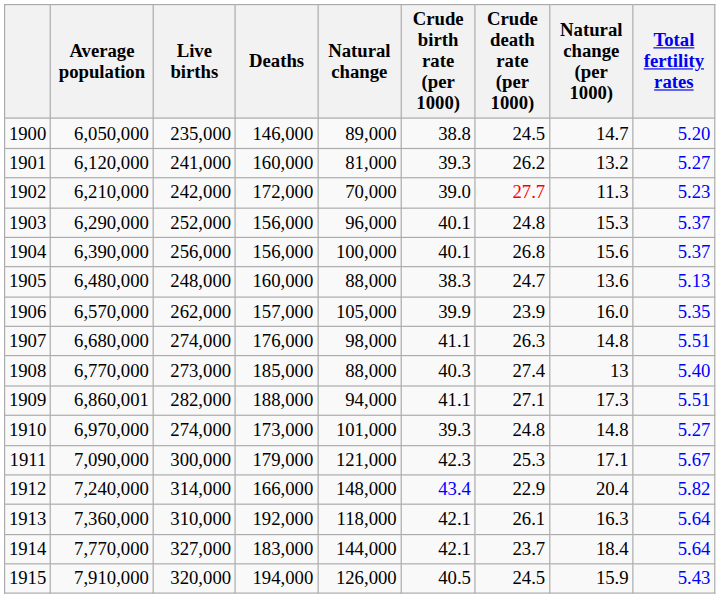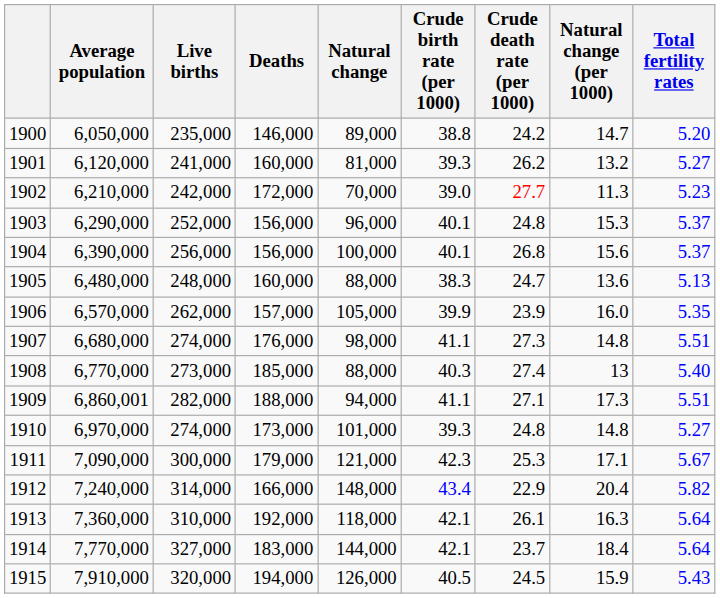(529, 133) 24.5 -> (529, 133) 24.2
(529, 341) 26.3 -> (529, 341) 27.3
